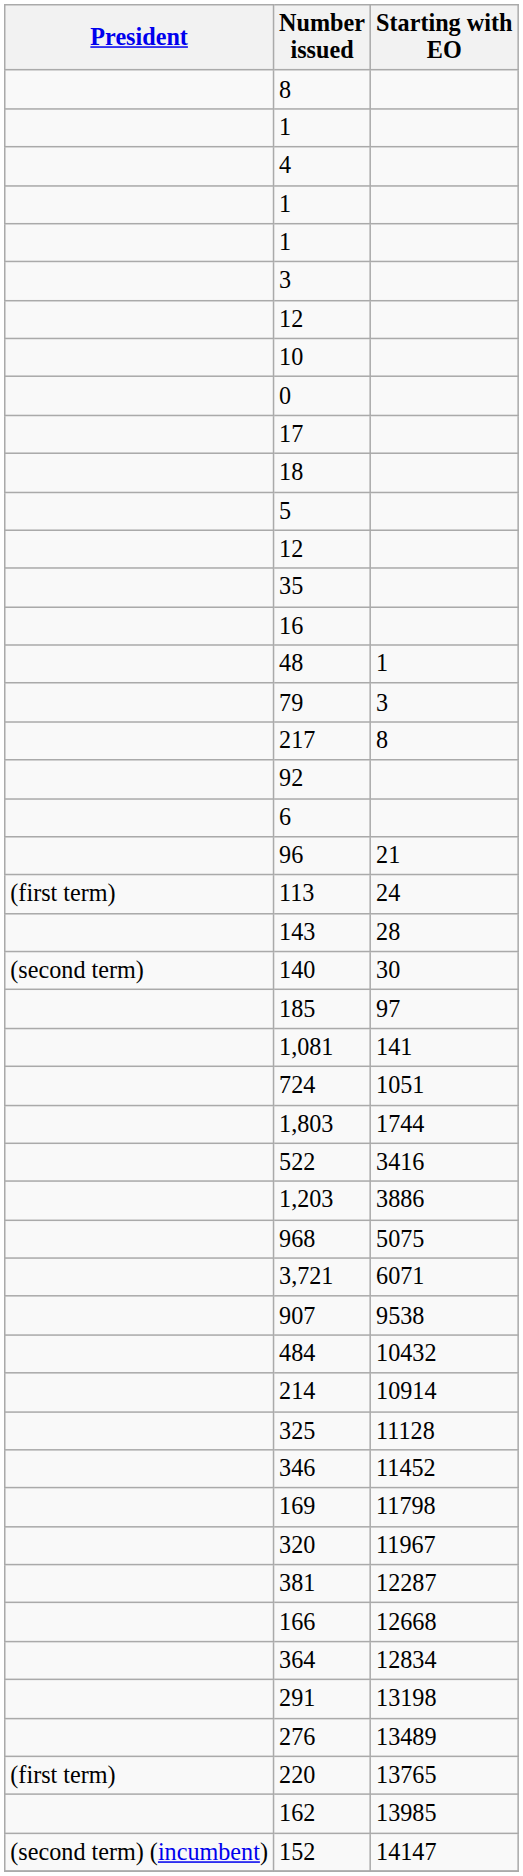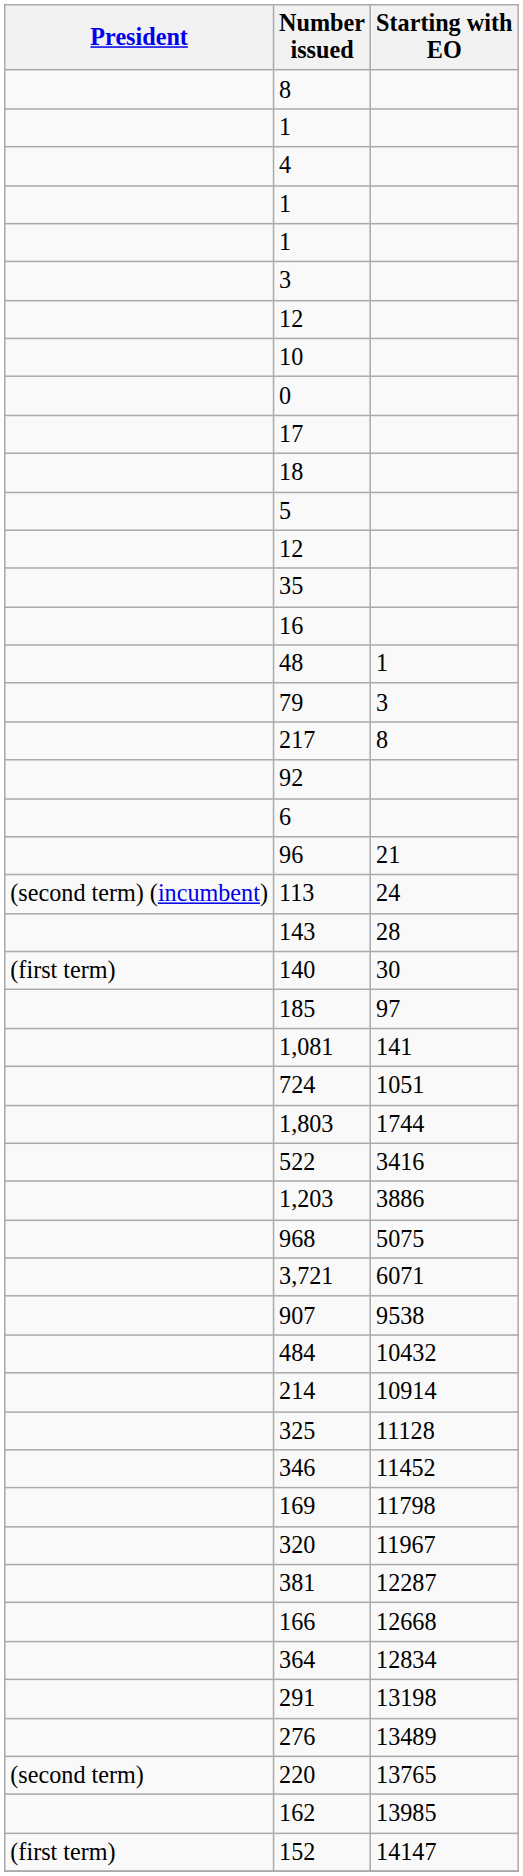(63, 893) (first term) -> (139, 893) (second term) (incumbent)
(77, 970) (second term) -> (63, 970) (first term)
(63, 1775) (first term) -> (77, 1775) (second term)
(139, 1851) (second term) (incumbent) -> (63, 1851) (first term)
